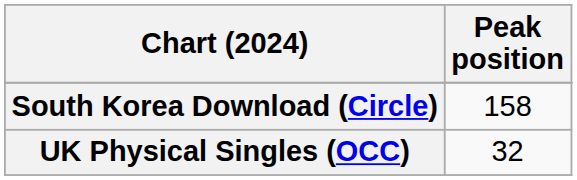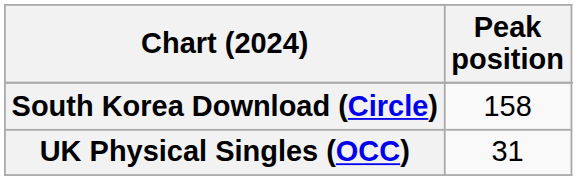(508, 151) 32 -> (508, 151) 31
